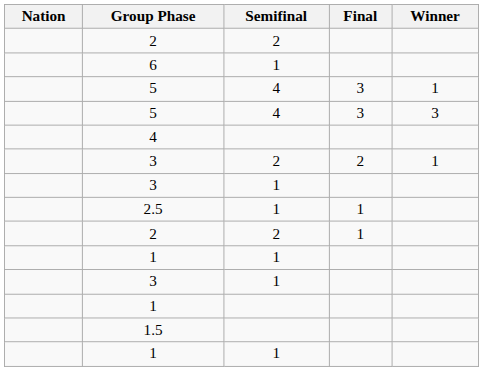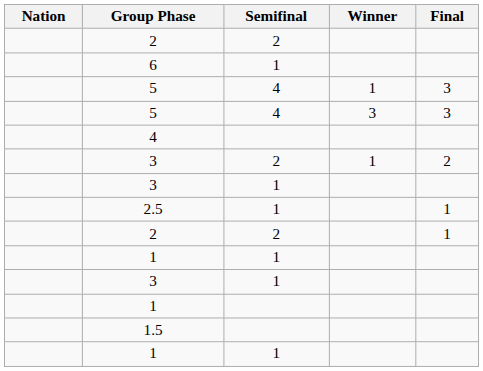columns swapped: (360, 16) <-> (435, 16)
